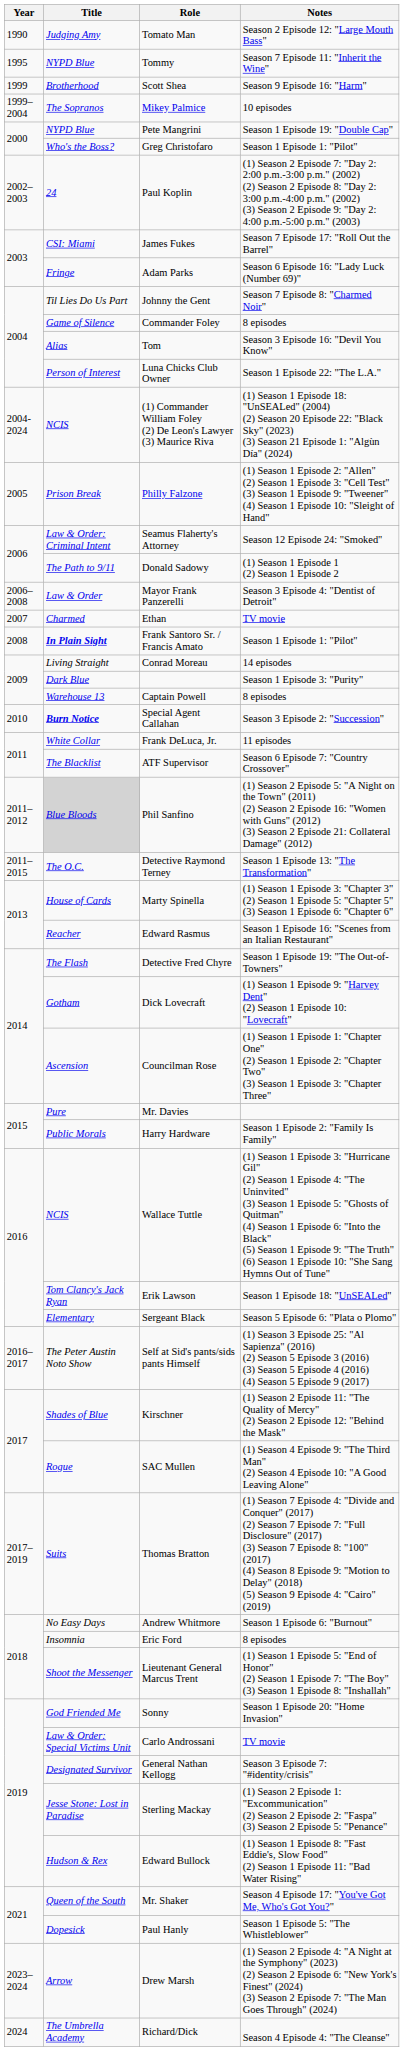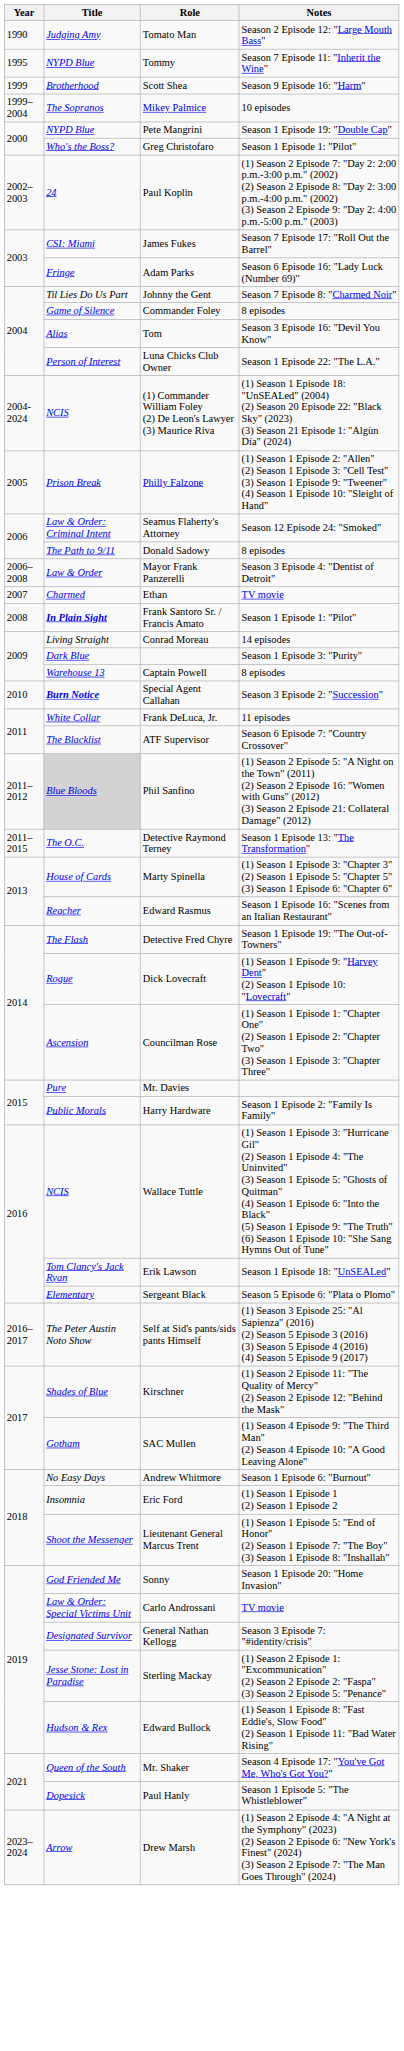(291, 568) (1) Season 1 Episode 1 (2) Season 1 Episode 2 -> (263, 550) 8 episodes
(63, 1002) Gotham -> (59, 979) Rogue
(59, 1467) Rogue -> (63, 1443) Gotham
- row: (176, 1553)
(265, 1639) 8 episodes -> (289, 1500) (1) Season 1 Episode 1 (2) Season 1 Episode 2
- row: (170, 2032)
